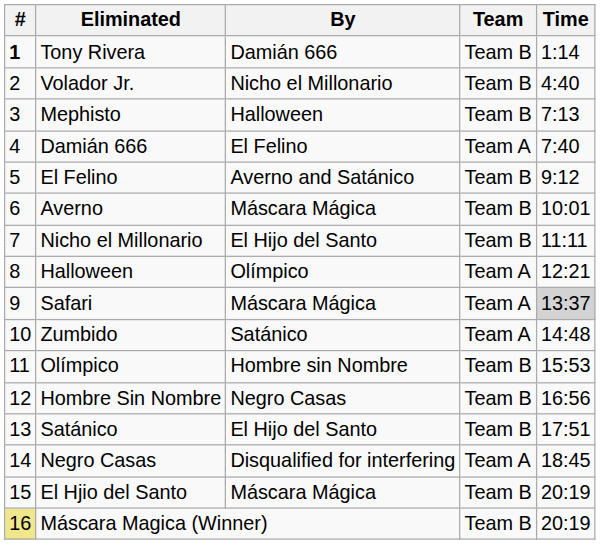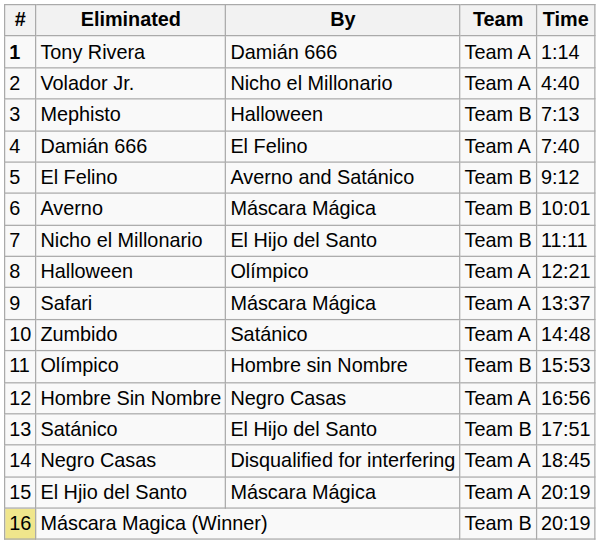(498, 51) Team B -> (498, 51) Team A
(498, 83) Team B -> (498, 83) Team A
(566, 303) lightgrey background -> (566, 303) no background
(498, 397) Team B -> (498, 397) Team A
(498, 492) Team B -> (498, 492) Team A
